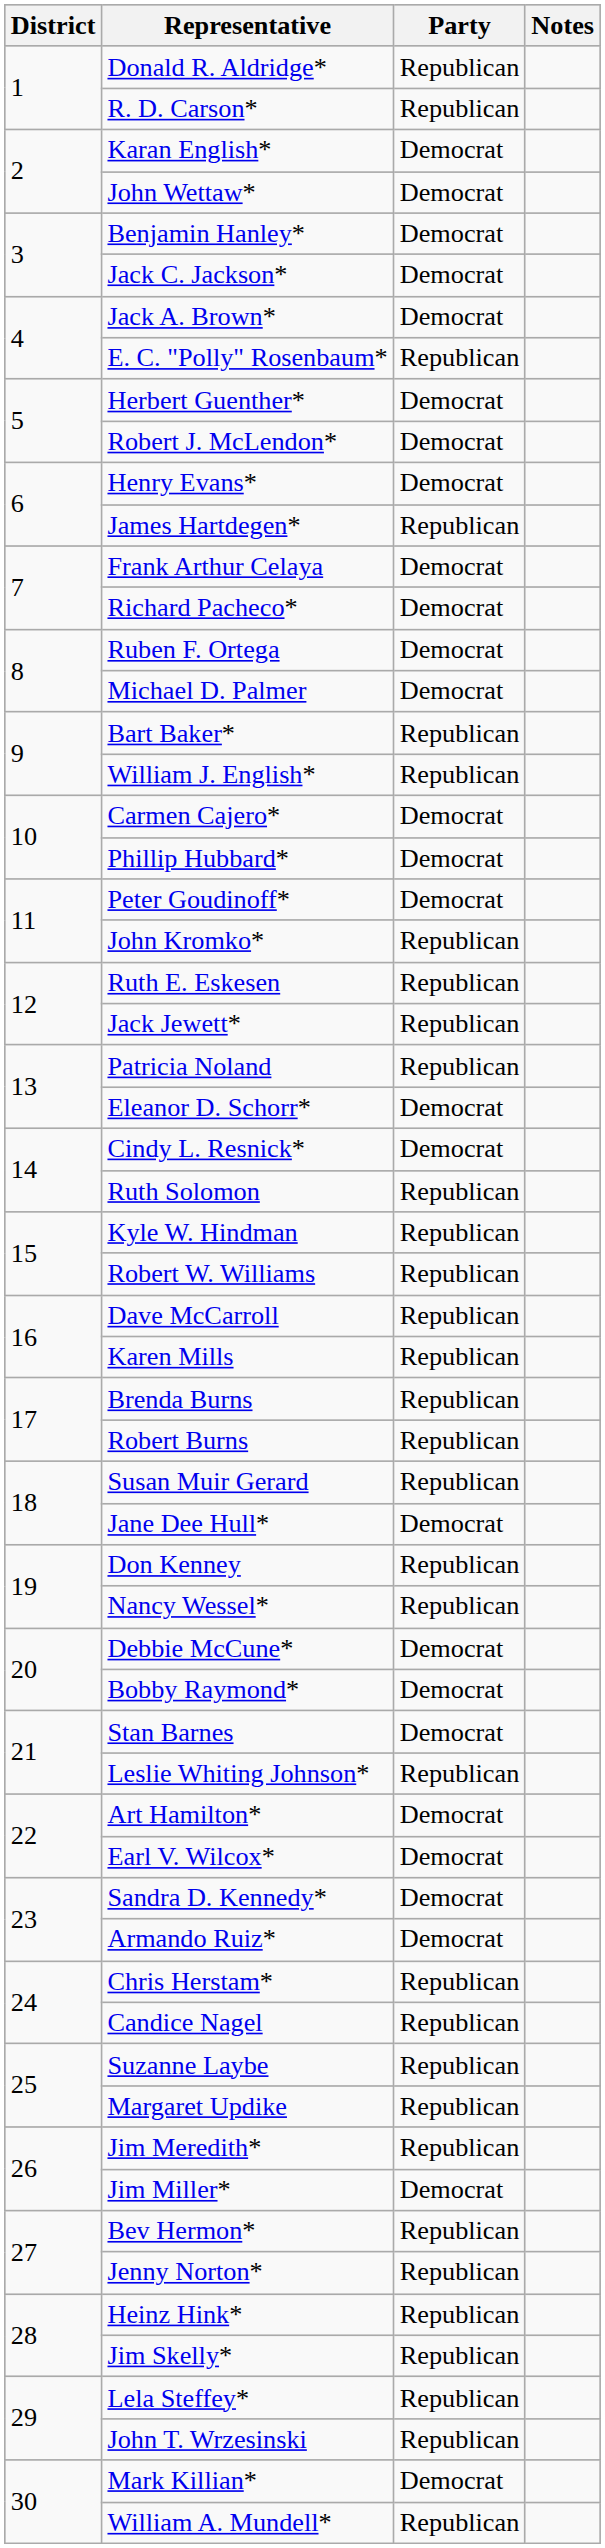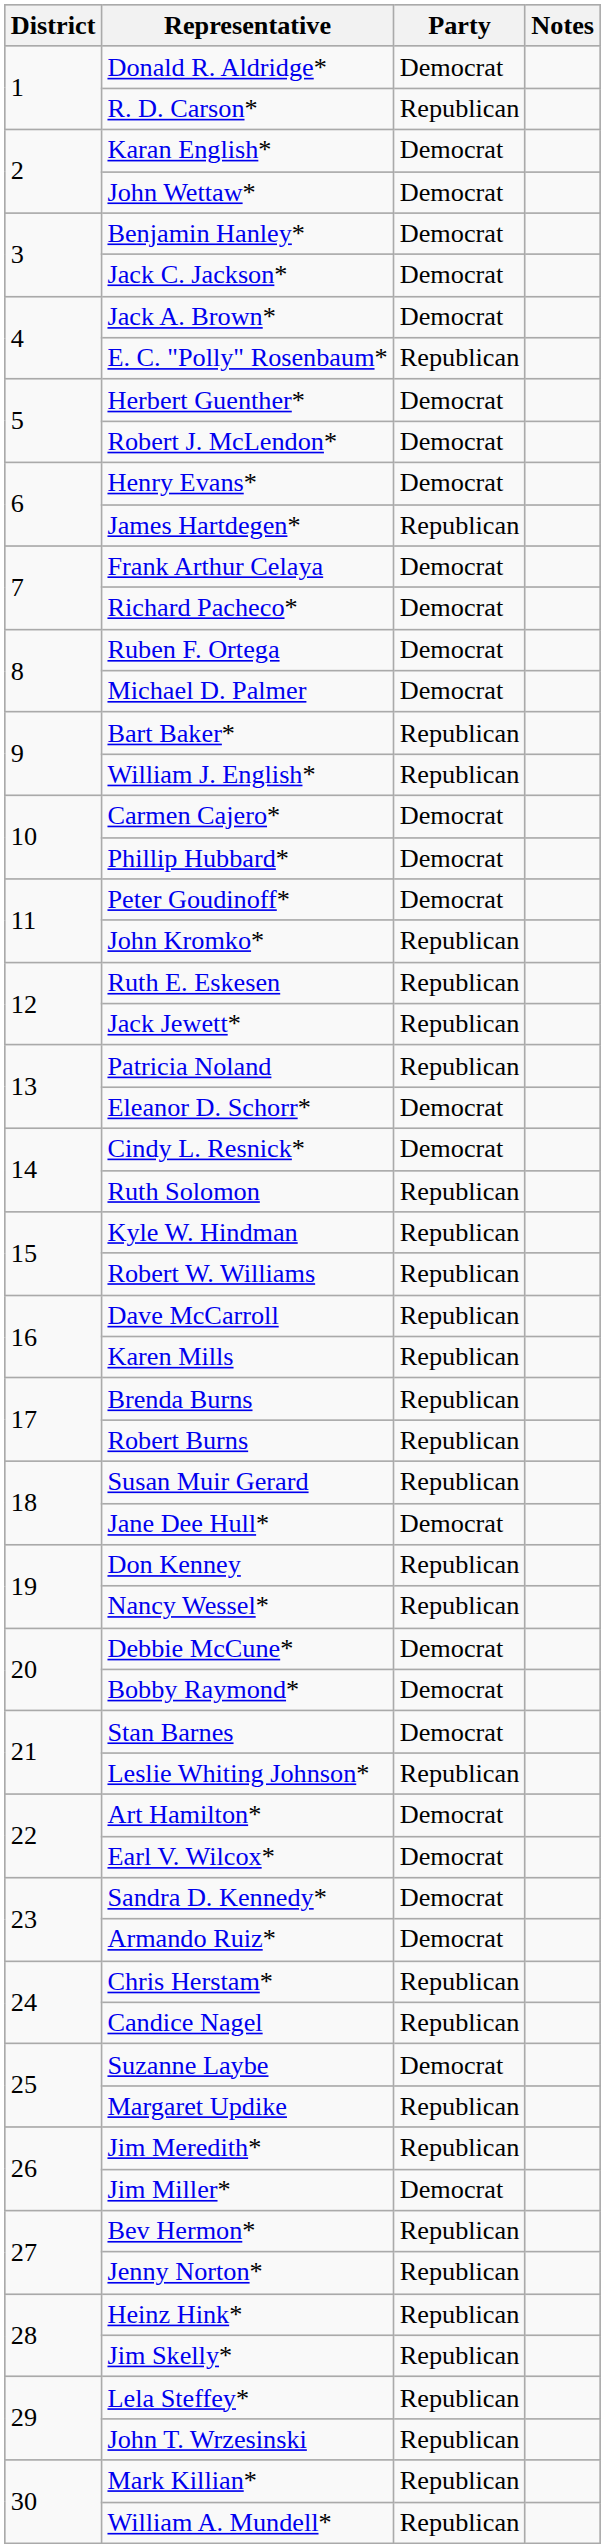(460, 66) Republican -> (451, 66) Democrat
(460, 2064) Republican -> (451, 2064) Democrat
(451, 2480) Democrat -> (460, 2480) Republican
